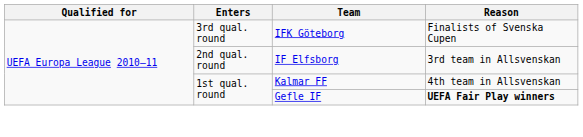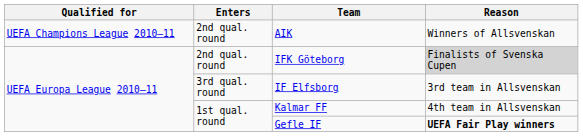+ row: (284, 33)
(222, 33) 3rd qual. round -> (222, 60) 2nd qual. round
(485, 33) no background -> (485, 60) lightgrey background
(222, 60) 2nd qual. round -> (222, 87) 3rd qual. round
